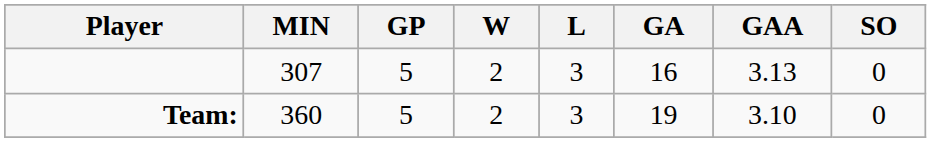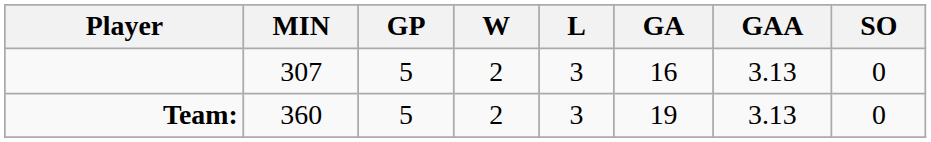(772, 114) 3.10 -> (772, 114) 3.13
